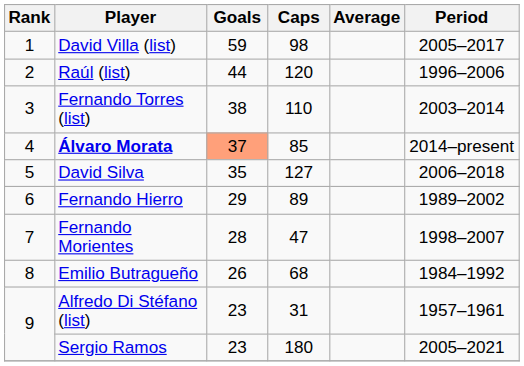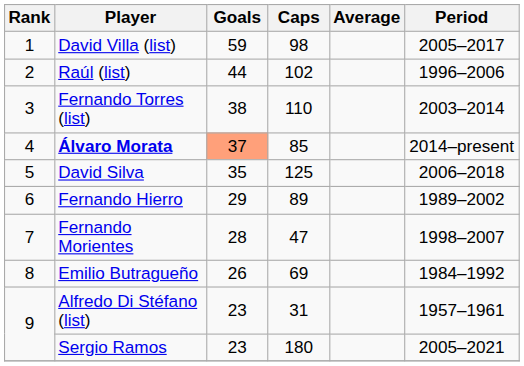(299, 72) 120 -> (299, 72) 102
(299, 173) 127 -> (299, 173) 125
(299, 273) 68 -> (299, 273) 69
